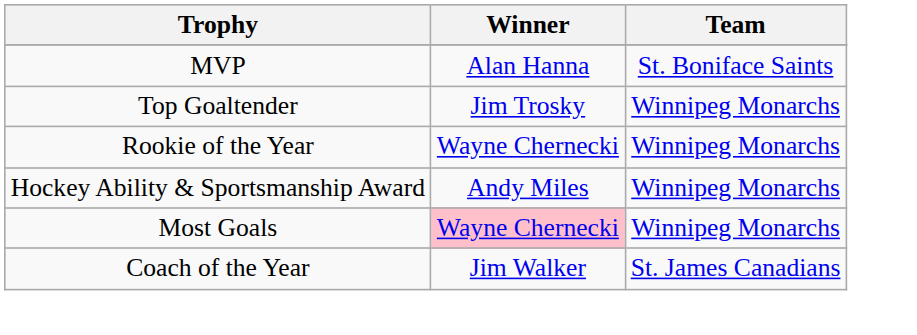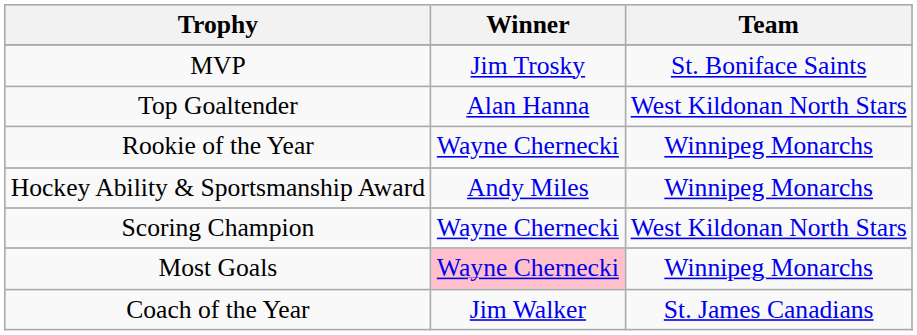(528, 65) Alan Hanna -> (528, 65) Jim Trosky
(528, 106) Jim Trosky -> (528, 106) Alan Hanna
(736, 106) Winnipeg Monarchs -> (769, 106) West Kildonan North Stars
+ row: (218, 227)
